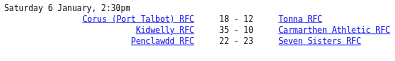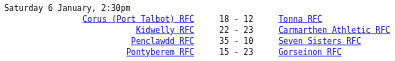(236, 30) 35 - 10 -> (236, 30) 22 - 23
(236, 41) 22 - 23 -> (236, 41) 35 - 10
+ row: (160, 52)
